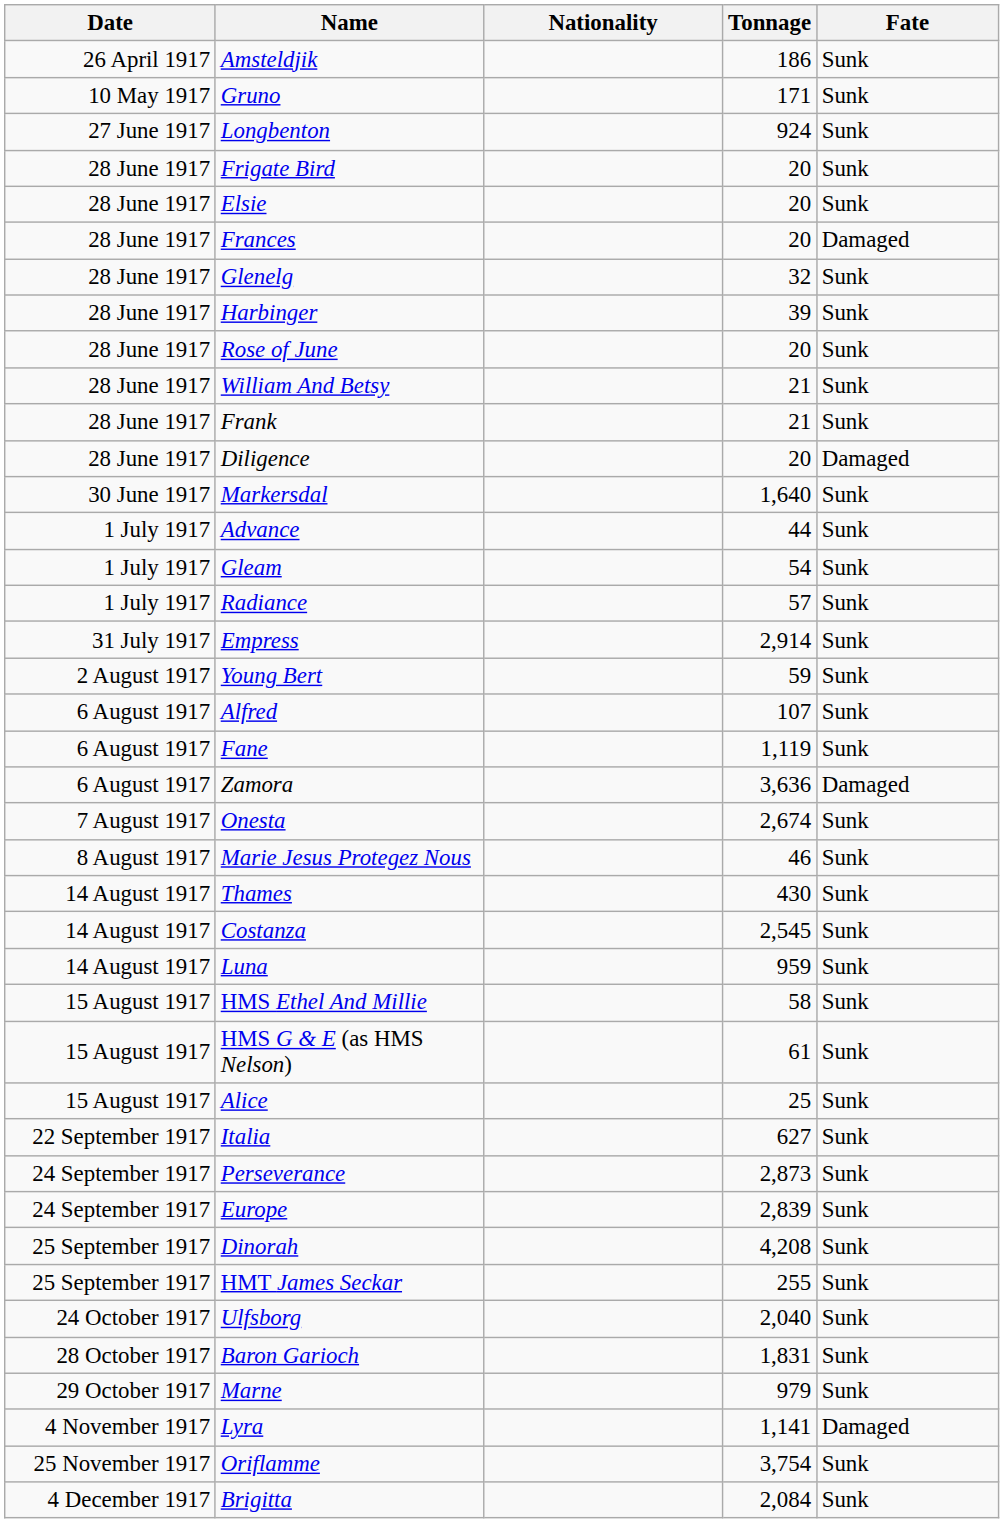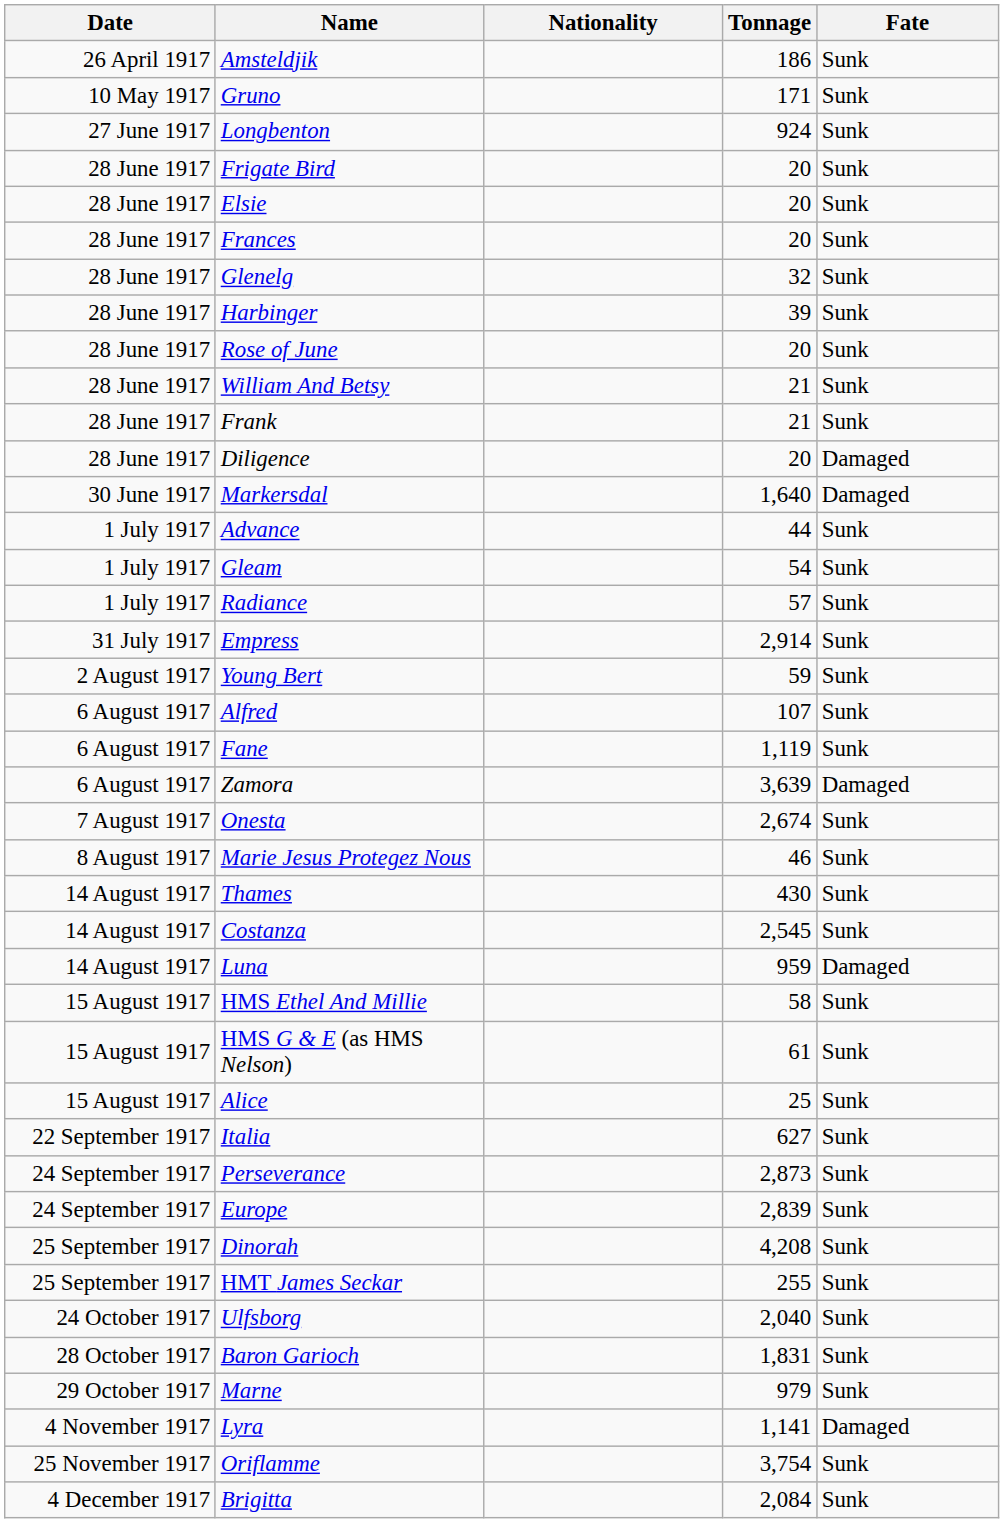(866, 240) Damaged -> (845, 240) Sunk
(845, 494) Sunk -> (866, 494) Damaged
(785, 784) 3,636 -> (785, 784) 3,639
(845, 966) Sunk -> (866, 966) Damaged
